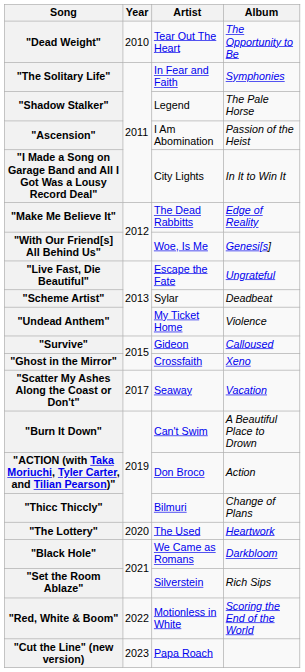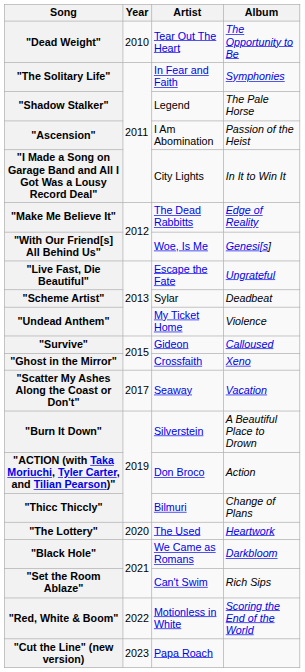(181, 431) Can't Swim -> (179, 431) Silverstein
(179, 583) Silverstein -> (181, 583) Can't Swim
